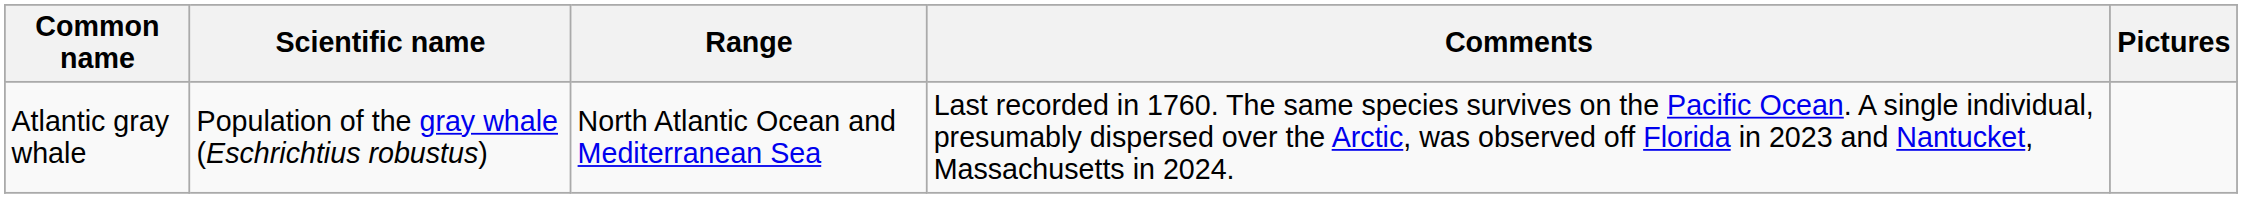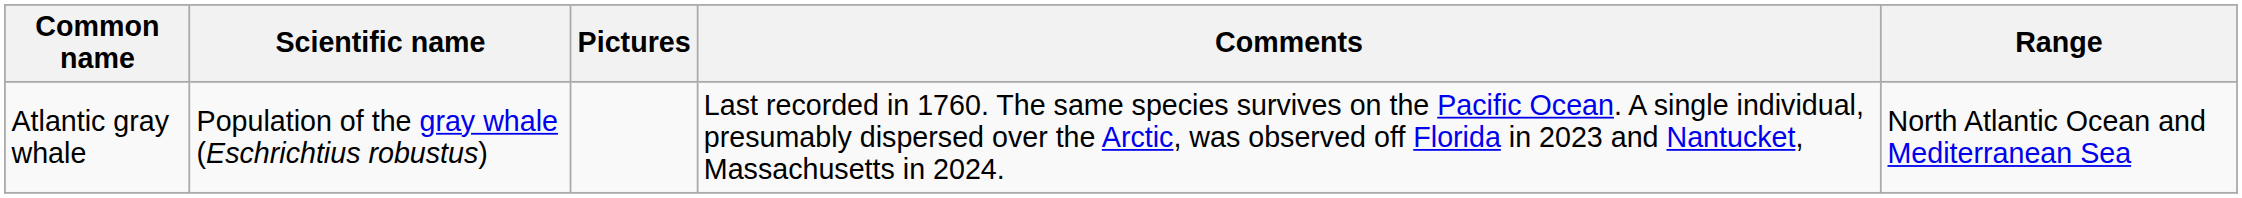columns swapped: (749, 43) <-> (2174, 43)
